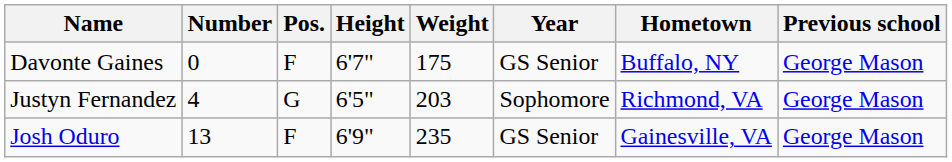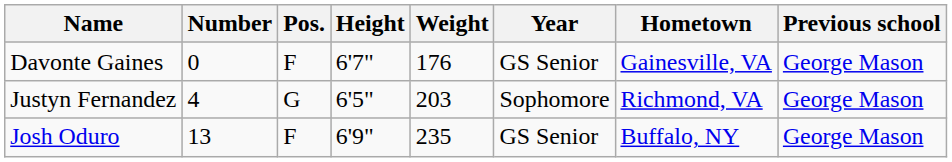(434, 61) 175 -> (434, 61) 176
(680, 61) Buffalo, NY -> (696, 61) Gainesville, VA
(696, 136) Gainesville, VA -> (680, 136) Buffalo, NY
